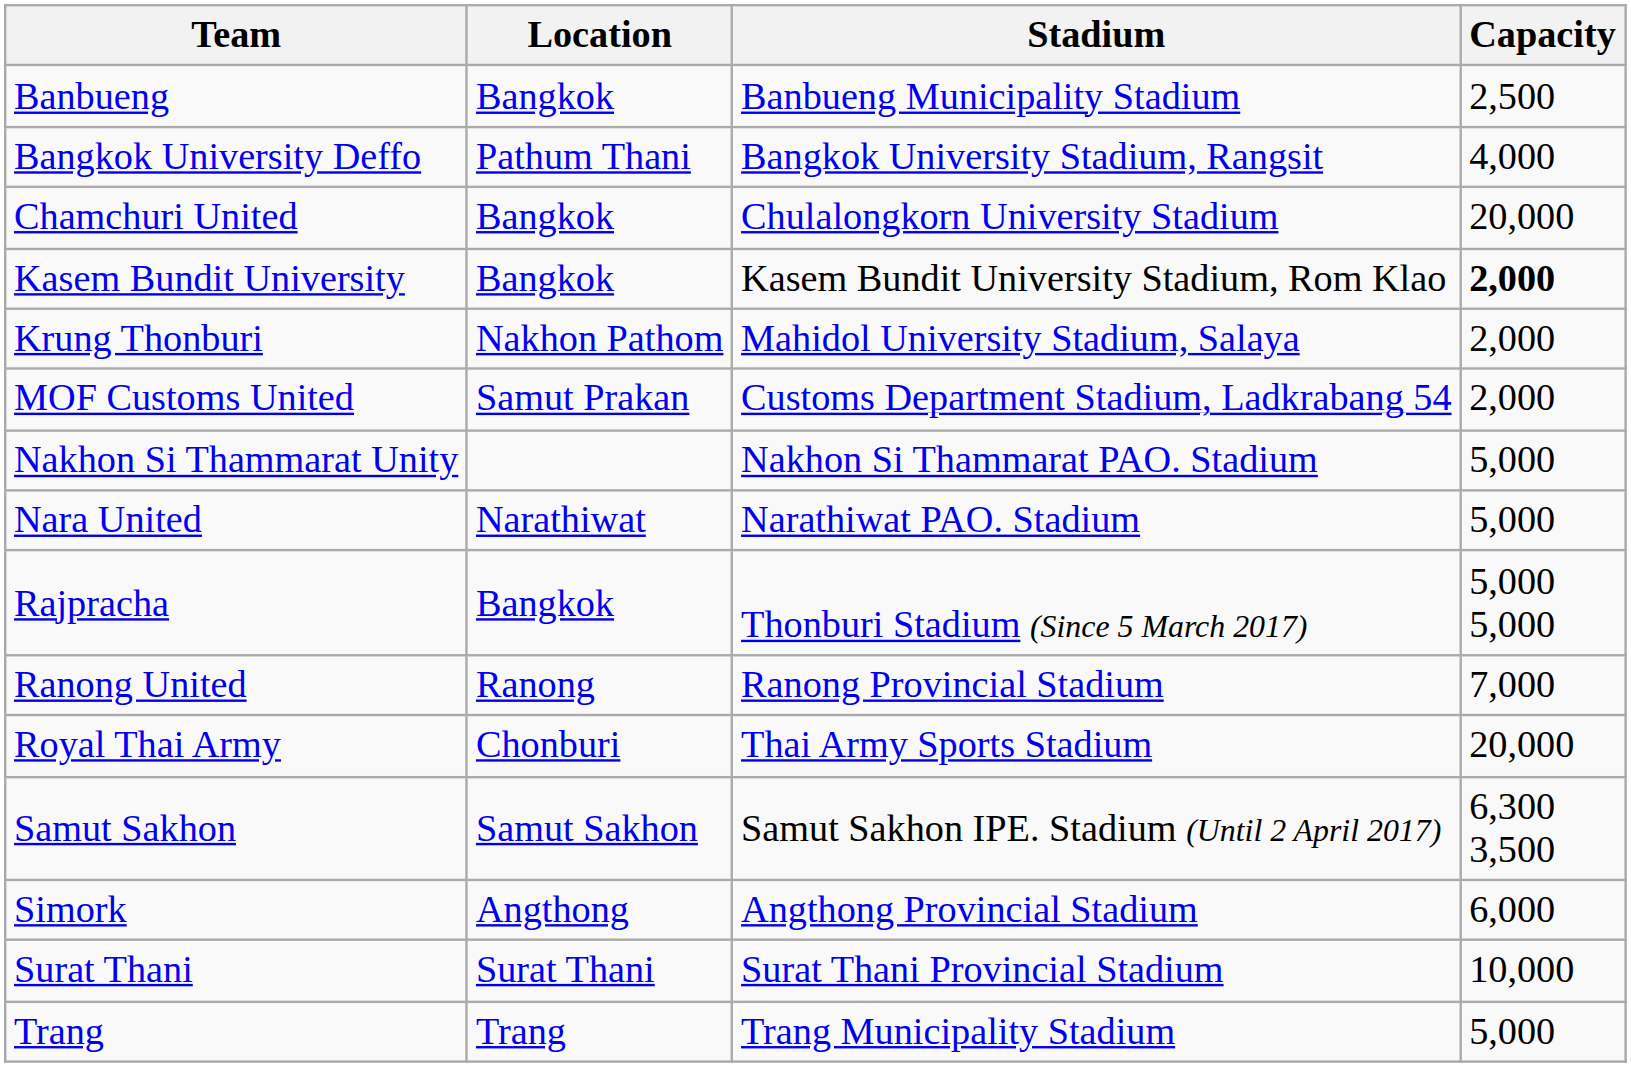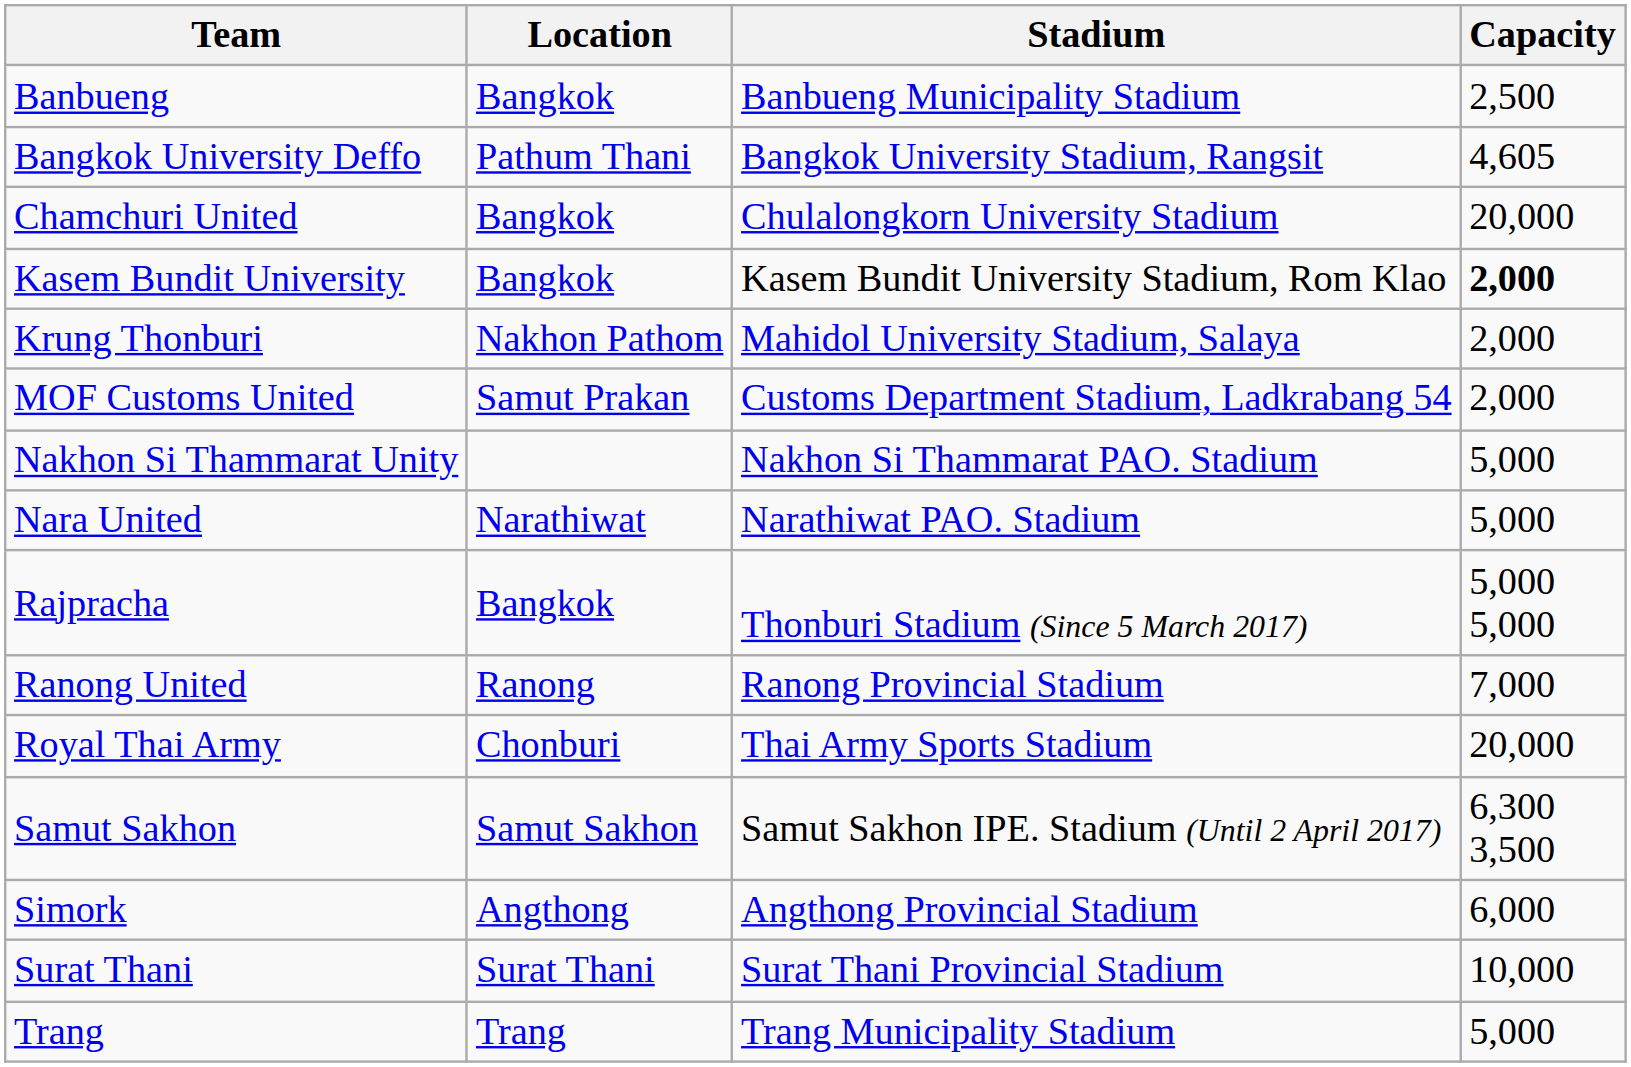(1512, 156) 4,000 -> (1512, 156) 4,605
